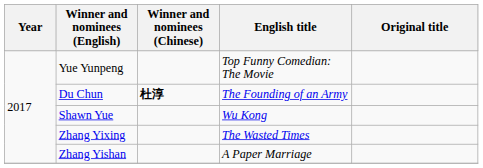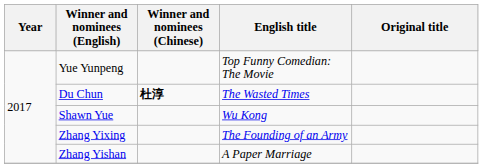(285, 94) The Founding of an Army -> (266, 94) The Wasted Times
(266, 134) The Wasted Times -> (285, 134) The Founding of an Army
